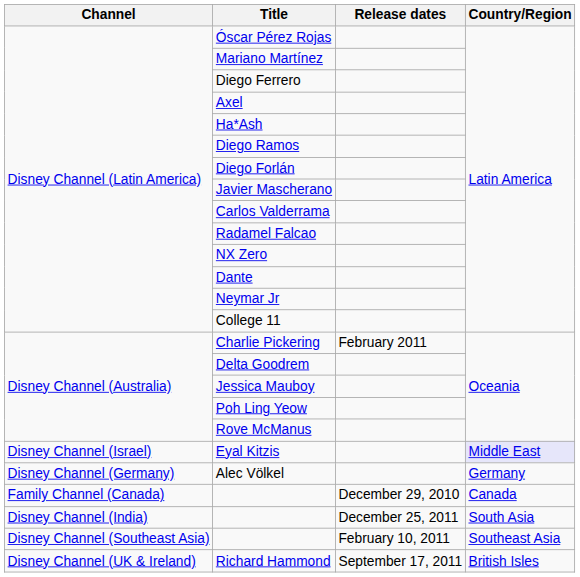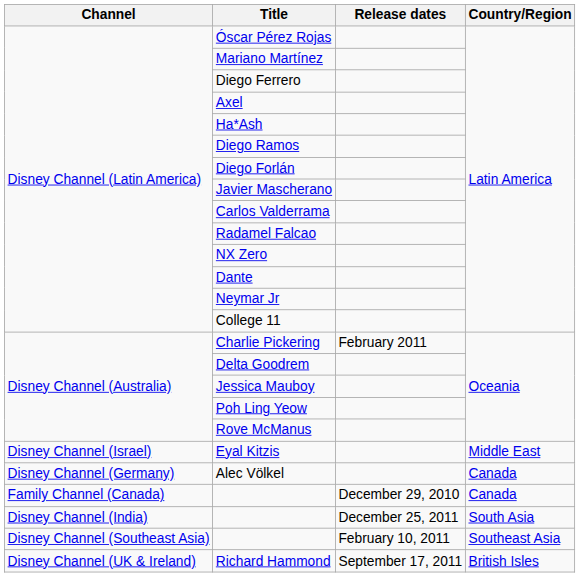(504, 451) lavender background -> (504, 451) no background
(497, 473) Germany -> (493, 473) Canada
